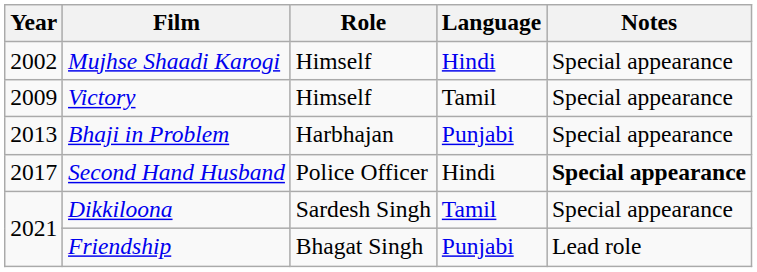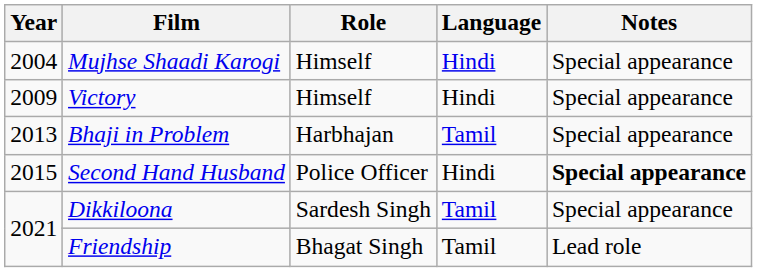(34, 60) 2002 -> (34, 60) 2004
(469, 97) Tamil -> (469, 97) Hindi
(478, 135) Punjabi -> (469, 135) Tamil
(34, 172) 2017 -> (34, 172) 2015
(478, 246) Punjabi -> (469, 246) Tamil
